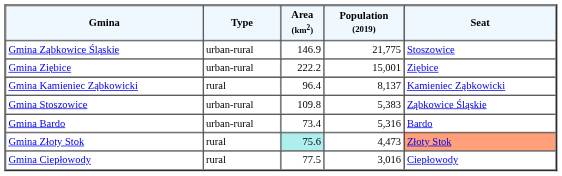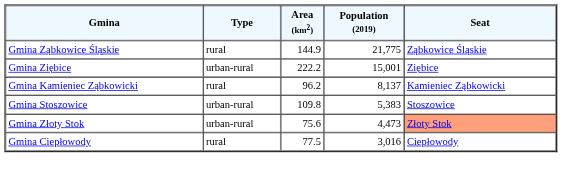(230, 49) urban-rural -> (216, 49) rural
(309, 49) 146.9 -> (309, 49) 144.9
(431, 49) Stoszowice -> (447, 49) Ząbkowice Śląskie
(312, 86) 96.4 -> (312, 86) 96.2
(447, 104) Ząbkowice Śląskie -> (431, 104) Stoszowice
- row: (37, 123)
(216, 141) rural -> (230, 123) urban-rural
(312, 141) paleturquoise background -> (312, 123) no background
